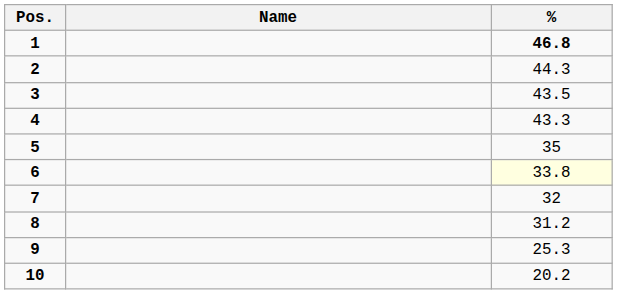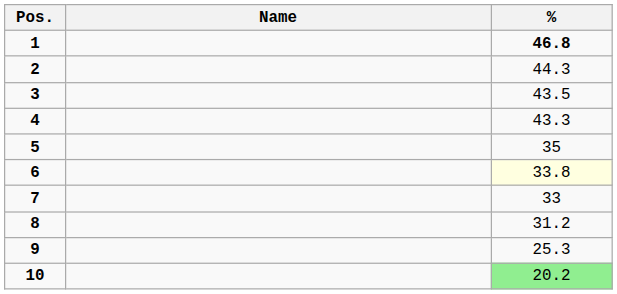(552, 198) 32 -> (552, 198) 33
(552, 276) no background -> (552, 276) lightgreen background
